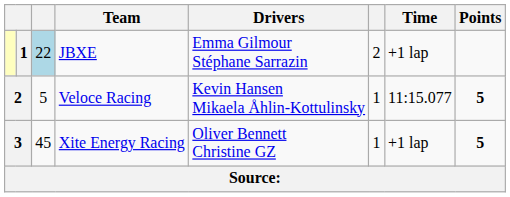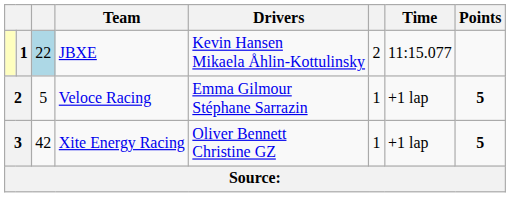(250, 52) Emma Gilmour Stéphane Sarrazin -> (279, 52) Kevin Hansen Mikaela Åhlin-Kottulinsky
(408, 52) +1 lap -> (420, 52) 11:15.077
(279, 97) Kevin Hansen Mikaela Åhlin-Kottulinsky -> (250, 97) Emma Gilmour Stéphane Sarrazin
(420, 97) 11:15.077 -> (408, 97) +1 lap
(43, 142) 45 -> (43, 142) 42
